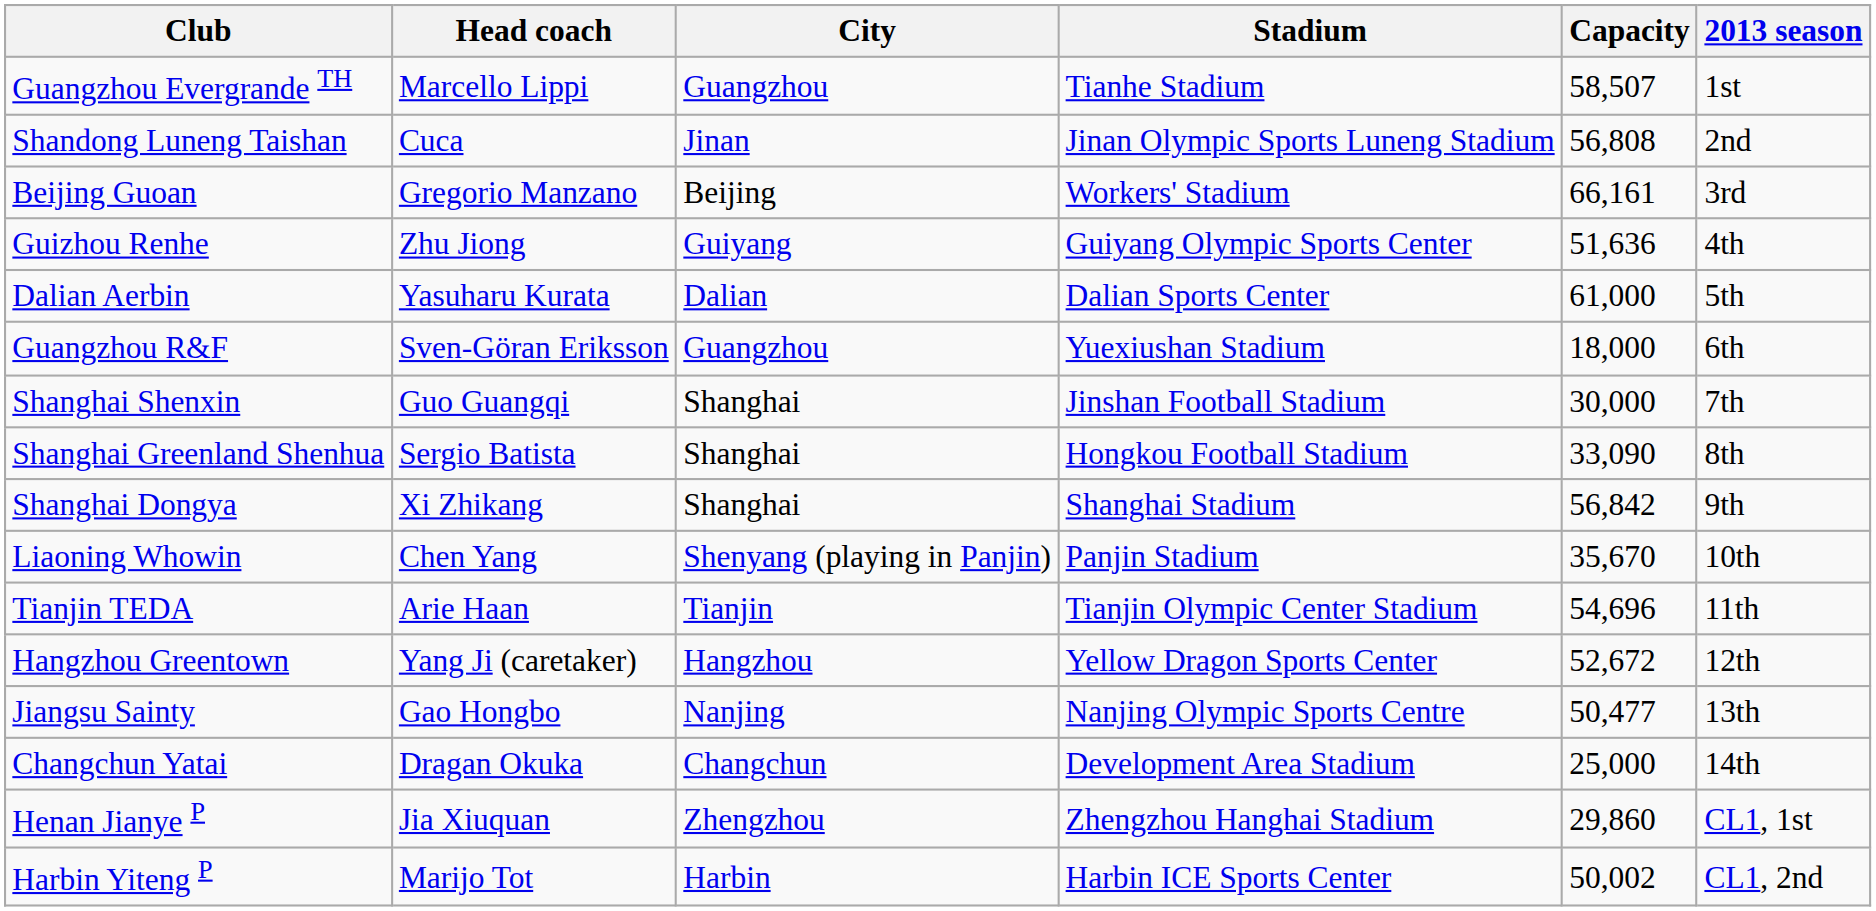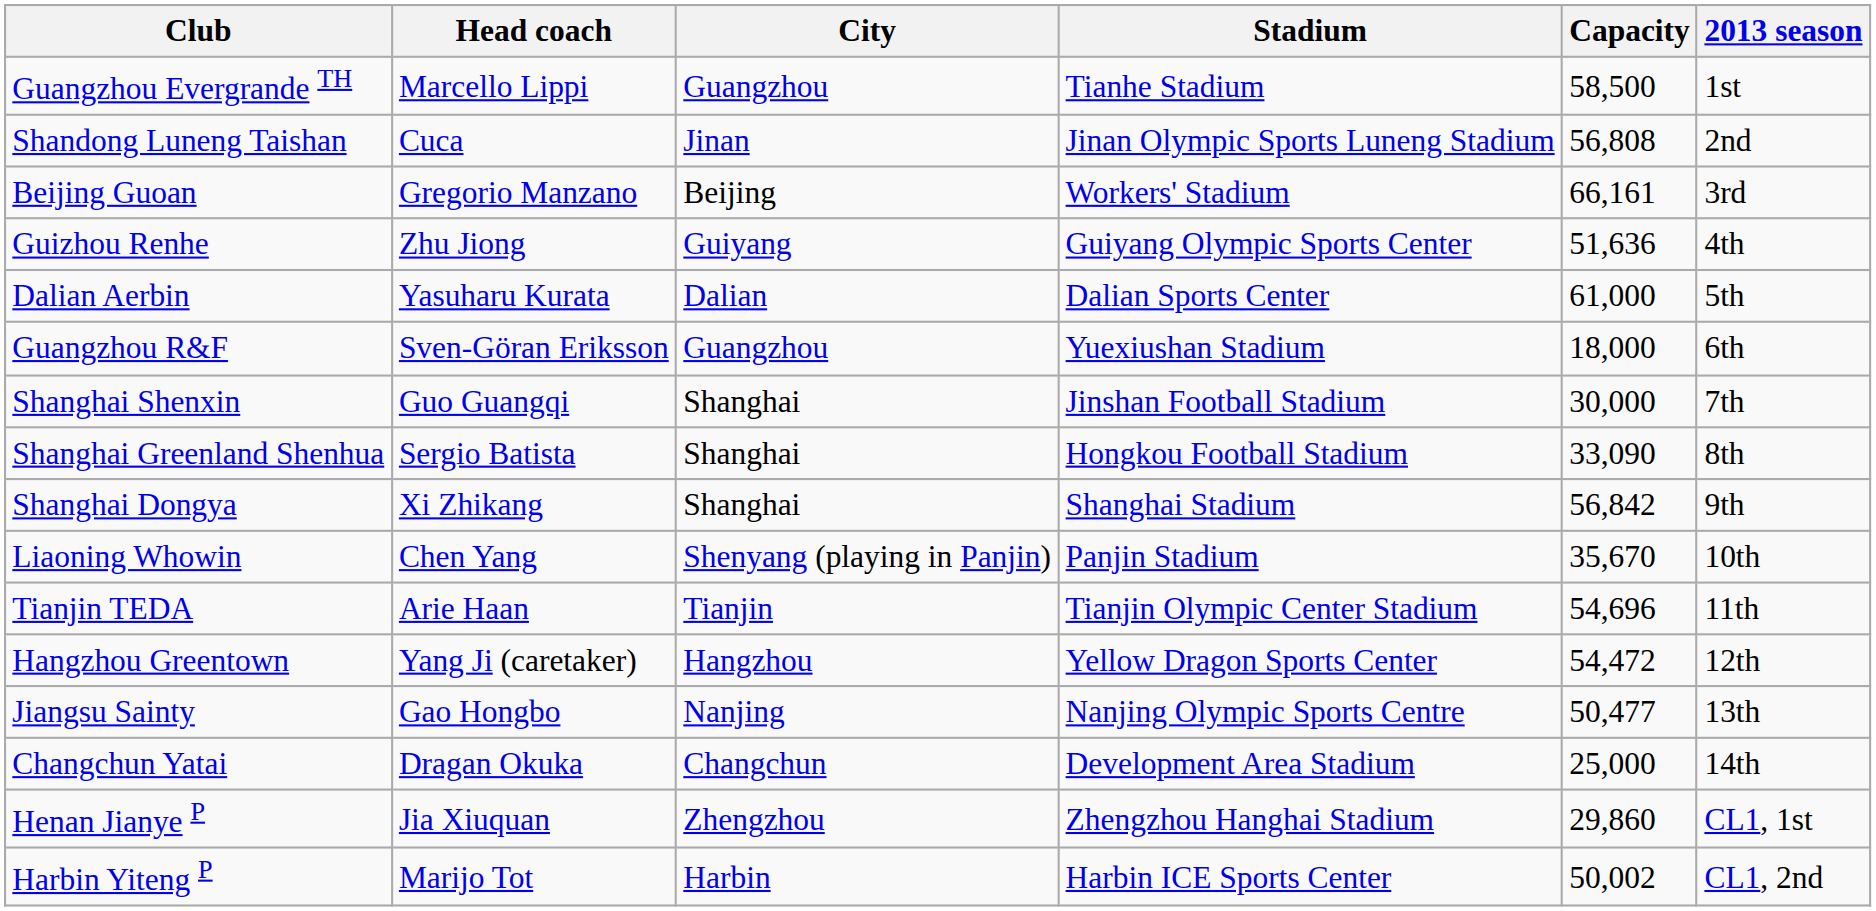(1613, 85) 58,507 -> (1613, 85) 58,500
(1613, 659) 52,672 -> (1613, 659) 54,472
